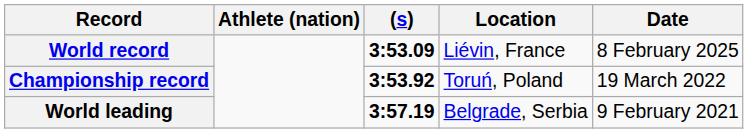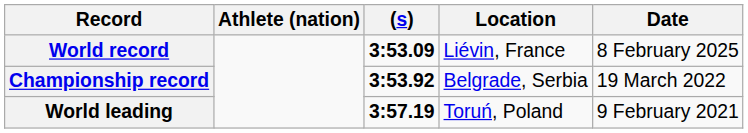(503, 81) Toruń, Poland -> (516, 81) Belgrade, Serbia
(516, 111) Belgrade, Serbia -> (503, 111) Toruń, Poland
